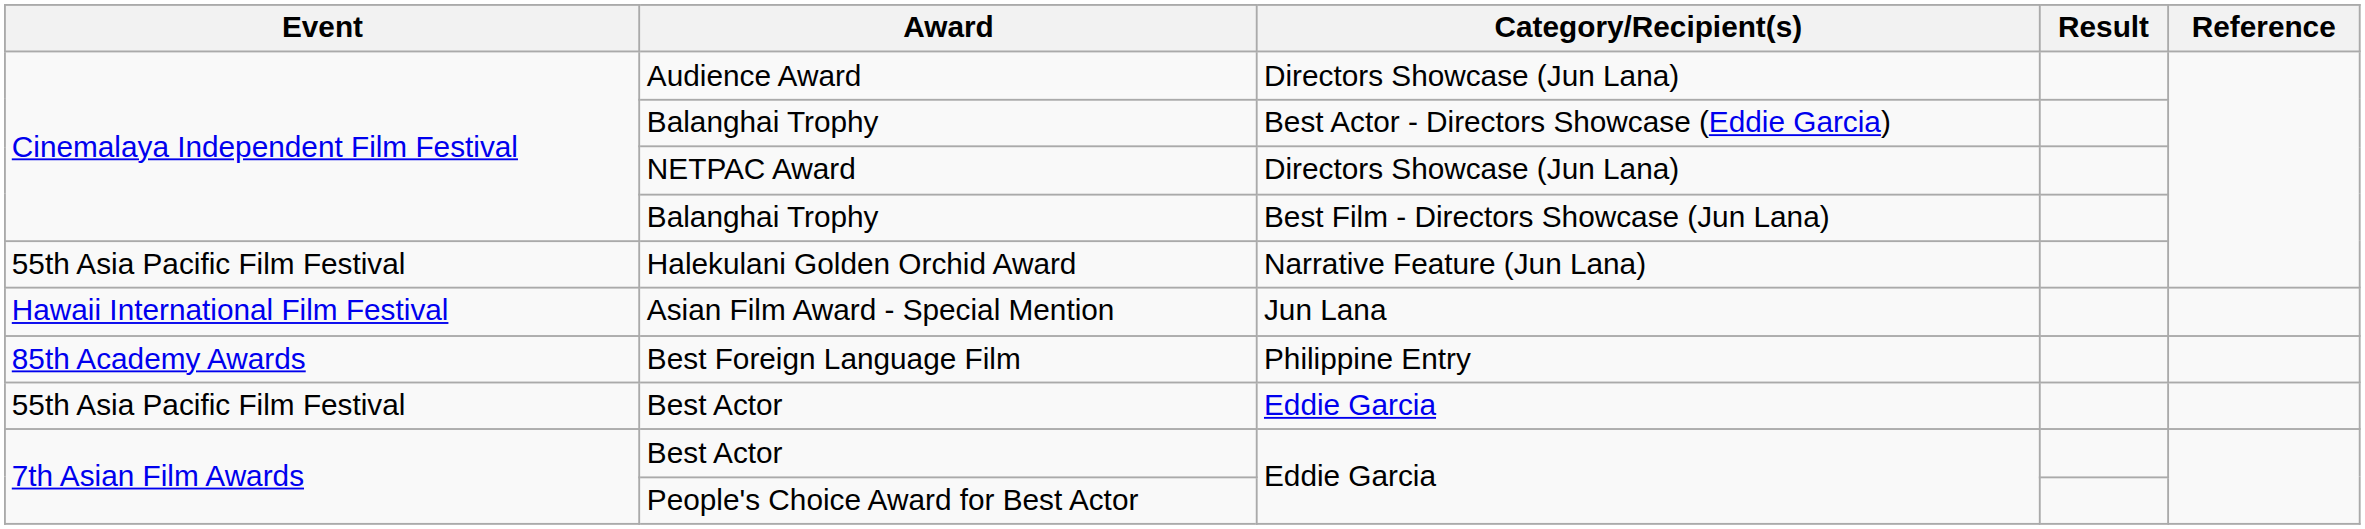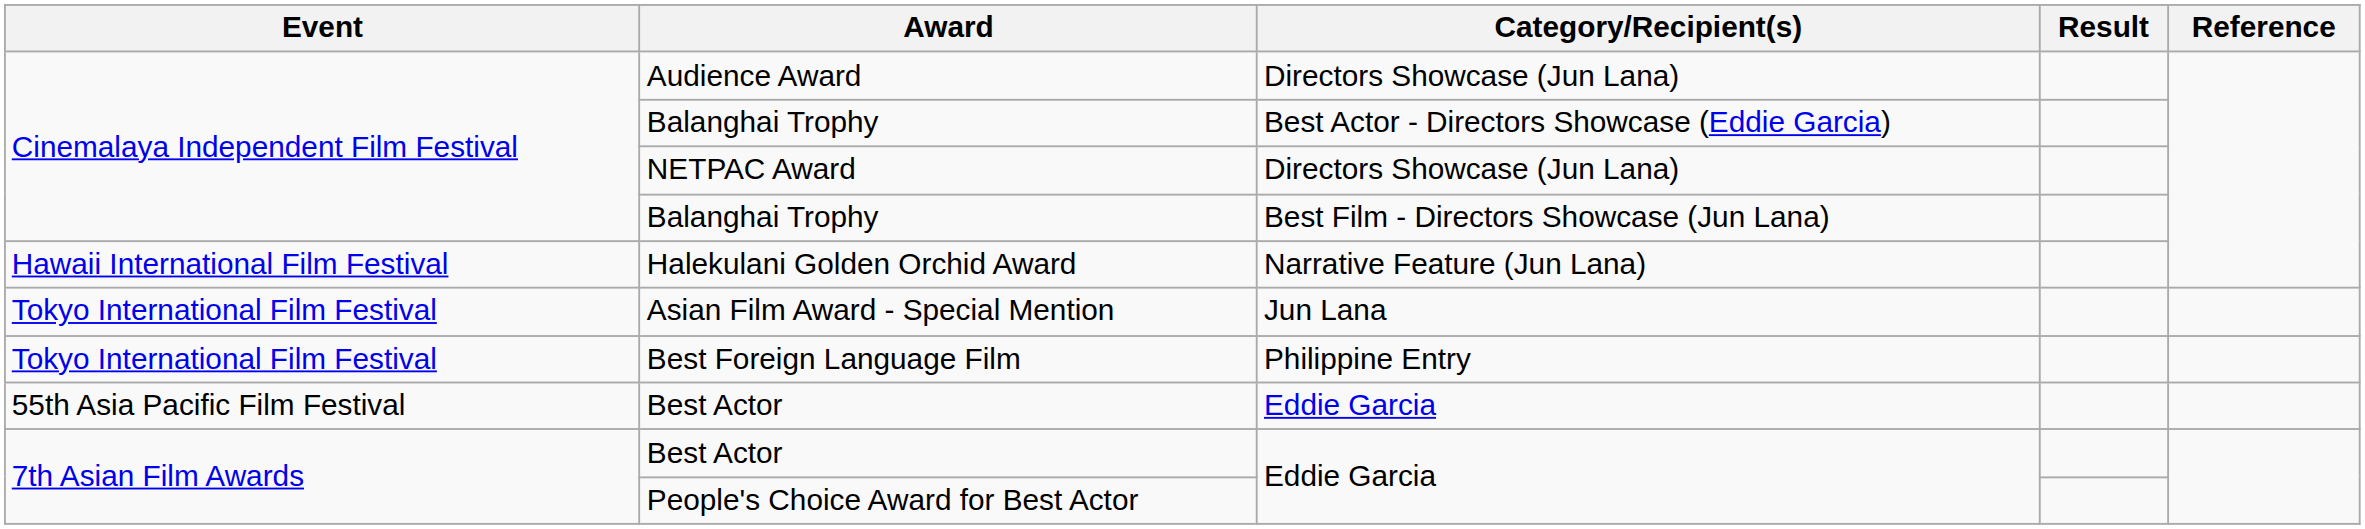(209, 264) 55th Asia Pacific Film Festival -> (230, 264) Hawaii International Film Festival
(230, 311) Hawaii International Film Festival -> (224, 311) Tokyo International Film Festival
(159, 358) 85th Academy Awards -> (224, 358) Tokyo International Film Festival
